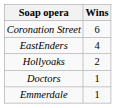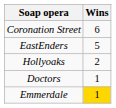(97, 45) 4 -> (97, 45) 5
(97, 95) no background -> (97, 95) gold background
